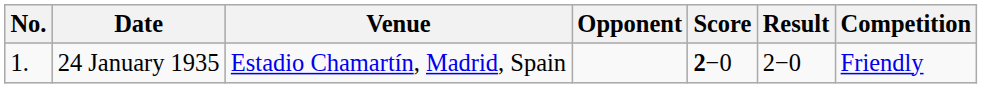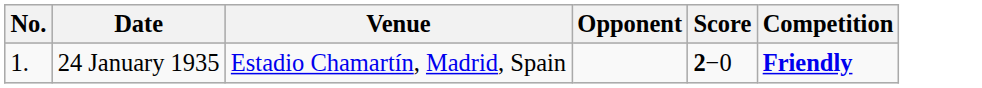- column: (796, 23)
(882, 62) normal -> (808, 62) bold
